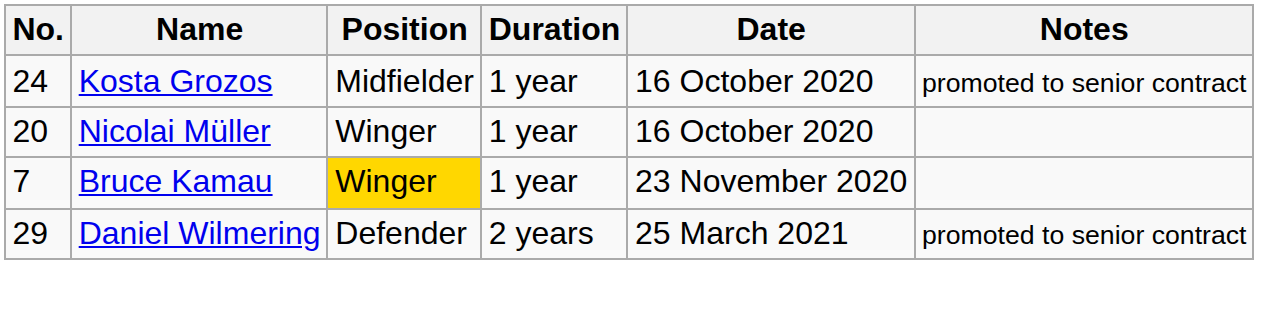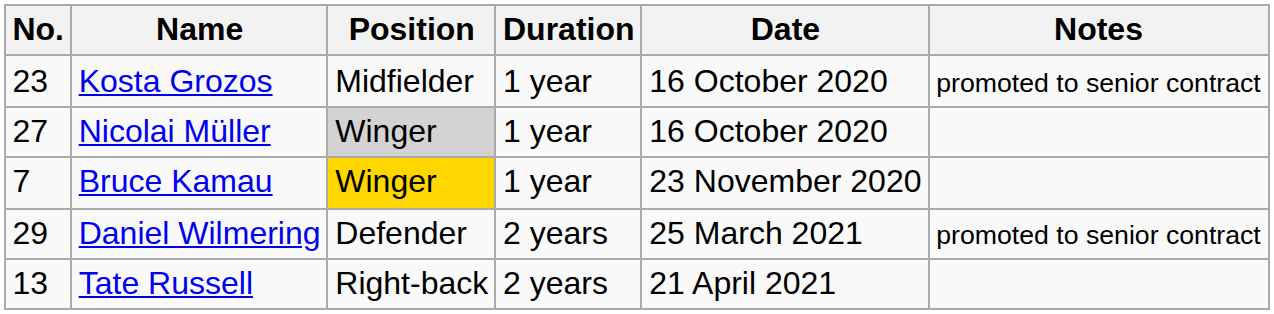(30, 80) 24 -> (30, 80) 23
(30, 131) 20 -> (30, 131) 27
(386, 131) no background -> (386, 131) lightgrey background
+ row: (166, 283)
